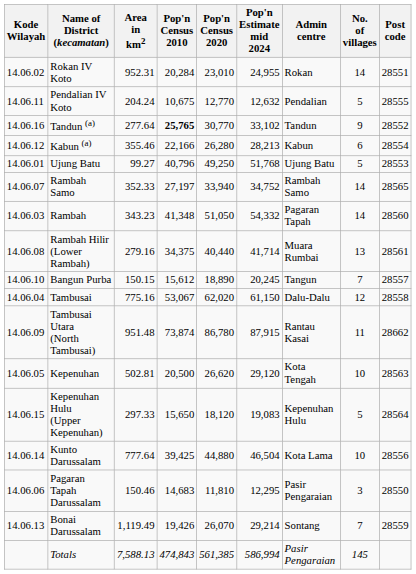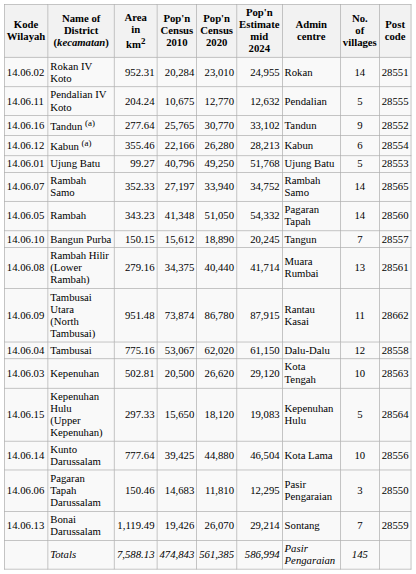(180, 125) bold -> (180, 125) normal
(26, 216) 14.06.03 -> (26, 216) 14.06.05
rows swapped: (80, 251) <-> (81, 280)
rows swapped: (71, 297) <-> (73, 332)
(26, 373) 14.06.05 -> (26, 373) 14.06.03
